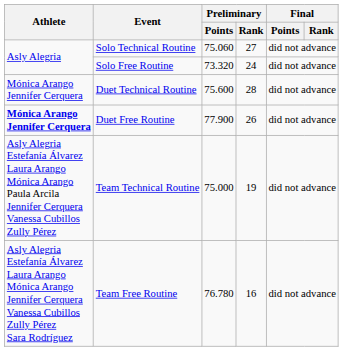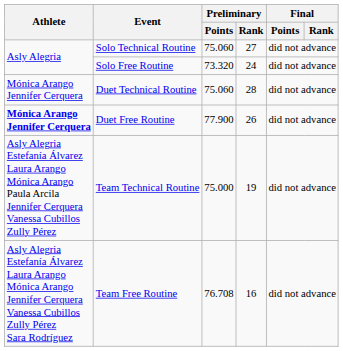(219, 90) 75.600 -> (219, 90) 75.060
(219, 293) 76.780 -> (219, 293) 76.708
